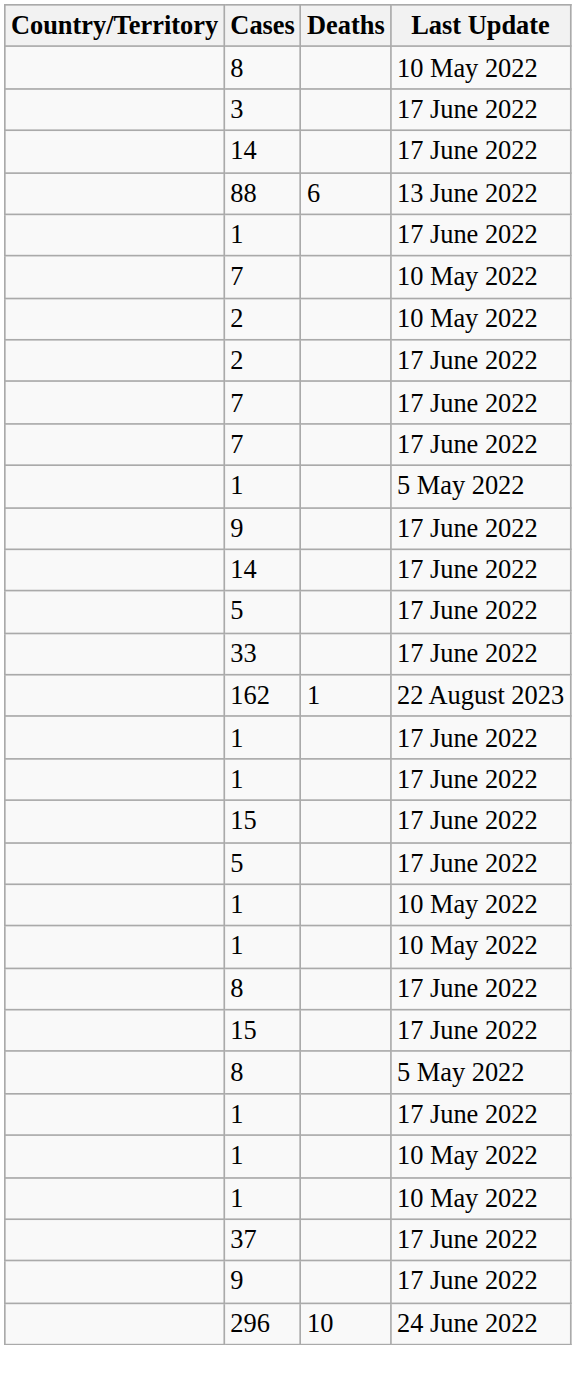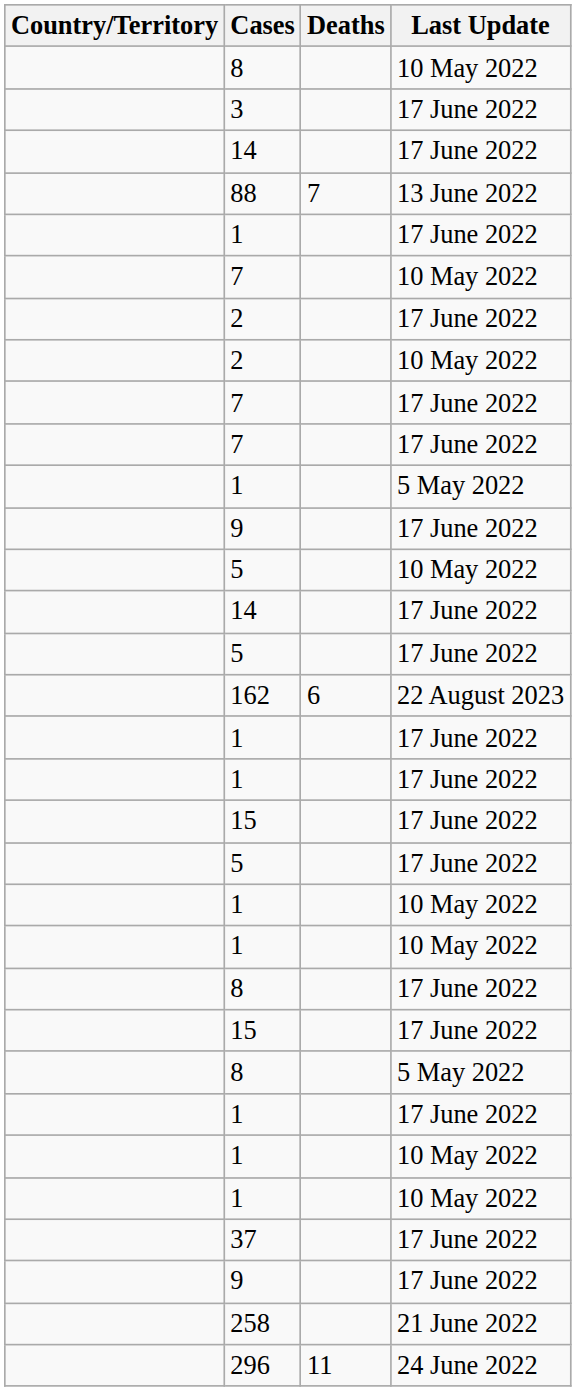(314, 192) 6 -> (314, 192) 7
rows swapped: (237, 318) <-> (237, 360)
+ row: (237, 569)
- row: (244, 653)
(314, 695) 1 -> (314, 695) 6
+ row: (250, 1323)
(320, 1323) 10 -> (320, 1365) 11
